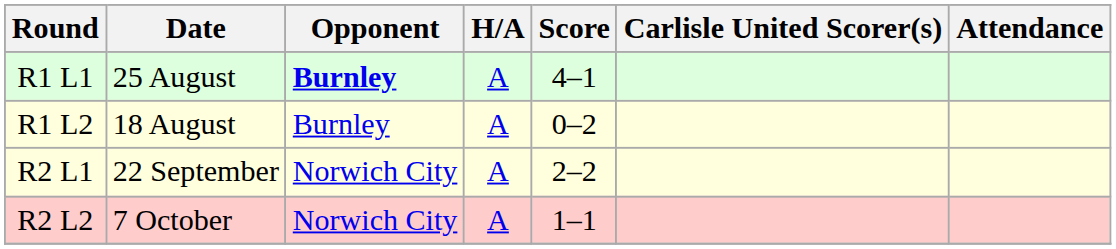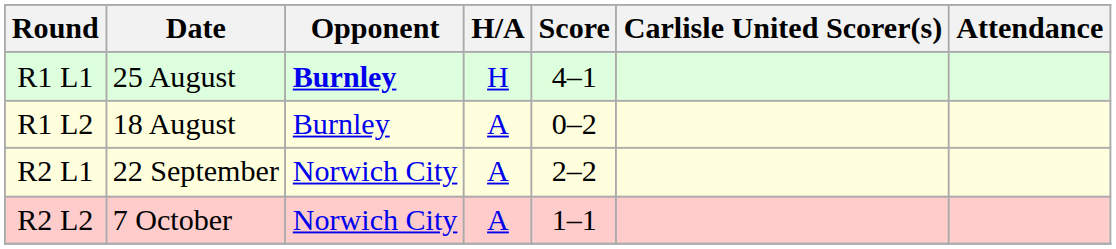(498, 76) A -> (498, 76) H
